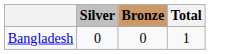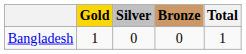+ column: (95, 15)
